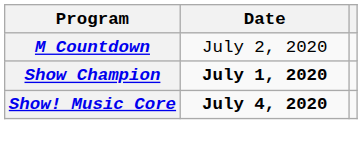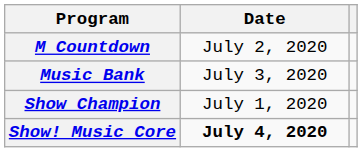+ row: (92, 76)
(265, 76) bold -> (265, 104) normal
